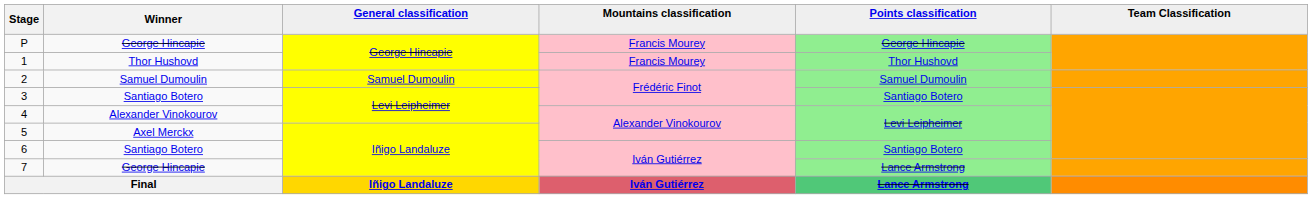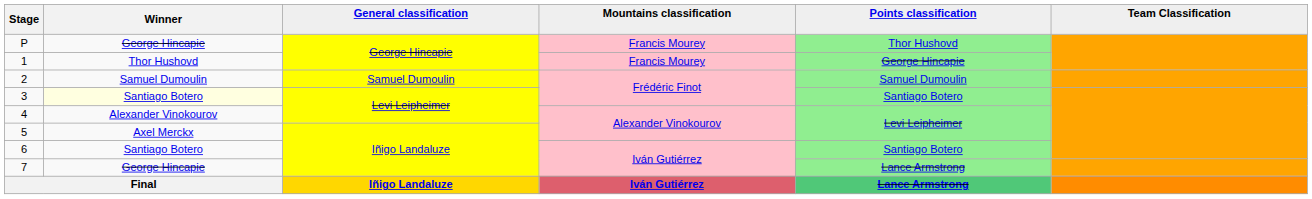(923, 44) George Hincapie -> (923, 44) Thor Hushovd
(923, 61) Thor Hushovd -> (923, 61) George Hincapie
(163, 97) no background -> (163, 97) lightyellow background
